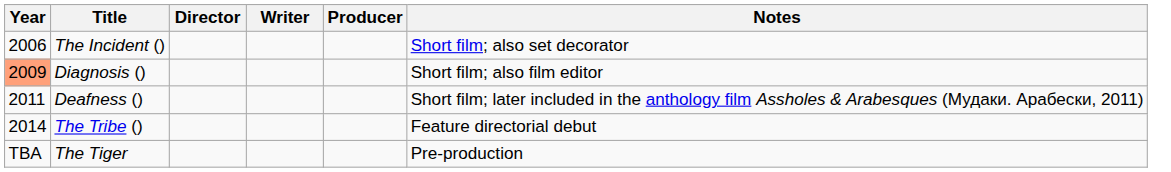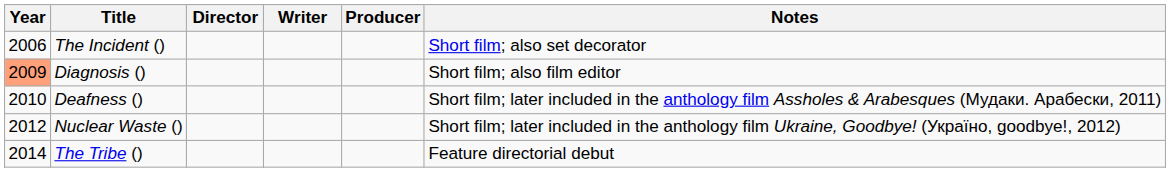(27, 99) 2011 -> (28, 99) 2010
+ row: (119, 126)
- row: (91, 153)
